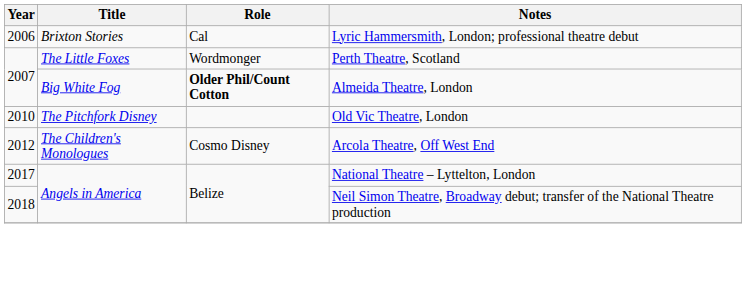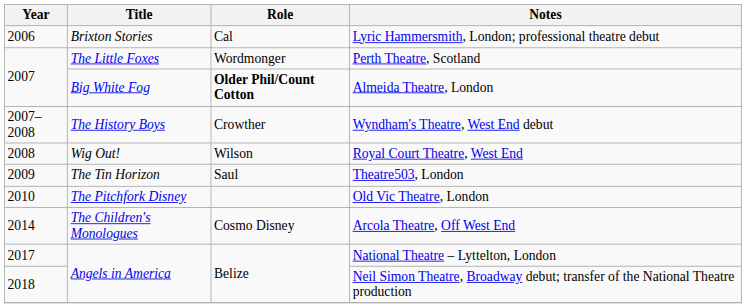+ row: (453, 124)
+ row: (438, 153)
+ row: (408, 175)
(21, 146) 2012 -> (21, 226) 2014
